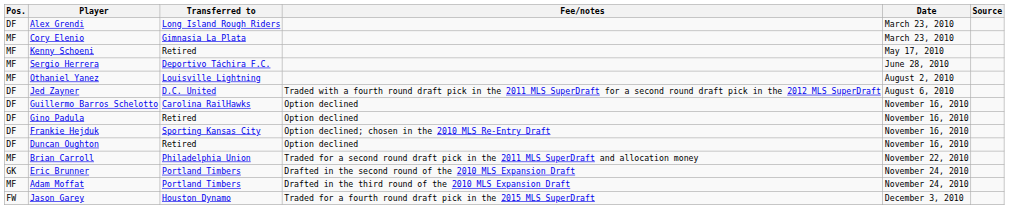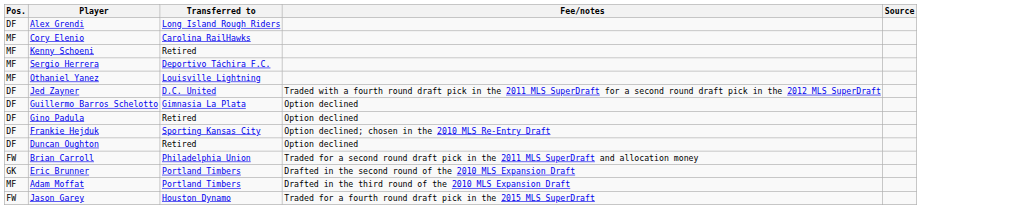- column: (927, 11)
(204, 38) Gimnasia La Plata -> (206, 38) Carolina RailHawks
(206, 104) Carolina RailHawks -> (204, 104) Gimnasia La Plata
(11, 158) MF -> (11, 158) FW
